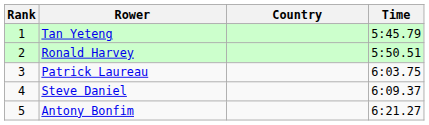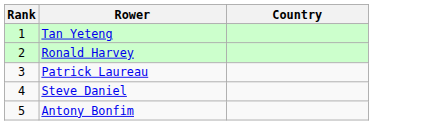- column: (396, 14)
